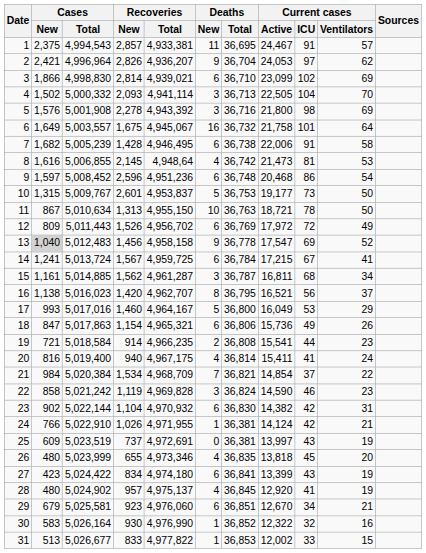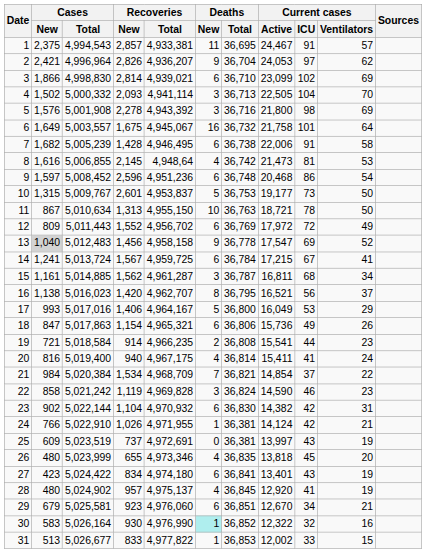(129, 227) 1,526 -> (129, 227) 1,552
(129, 309) 1,460 -> (129, 309) 1,406
(277, 474) 13,399 -> (277, 474) 13,401
(216, 524) no background -> (216, 524) paleturquoise background
